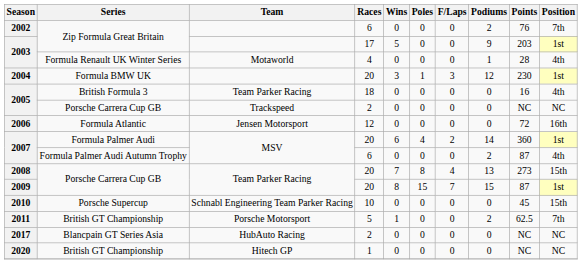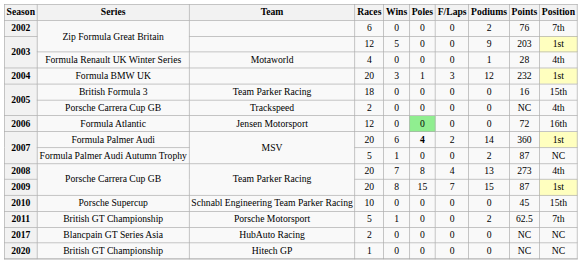(369, 44) 17 -> (369, 44) 12
(524, 76) 230 -> (524, 76) 232
(558, 92) 4th -> (558, 92) 15th
(558, 108) NC -> (558, 108) 4th
(422, 124) no background -> (422, 124) lightgreen background
(422, 140) normal -> (422, 140) bold
(369, 156) 6 -> (369, 156) 5
(397, 156) 0 -> (397, 156) 1
(558, 156) 4th -> (558, 156) NC
(558, 171) 15th -> (558, 171) 4th
